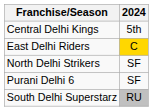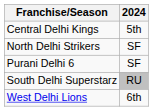- row: (48, 47)
+ row: (47, 98)
